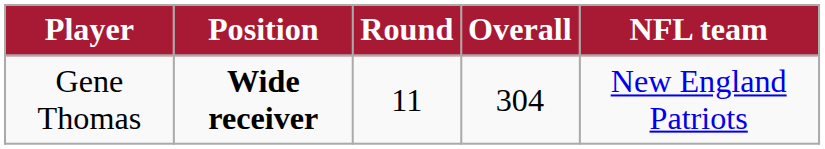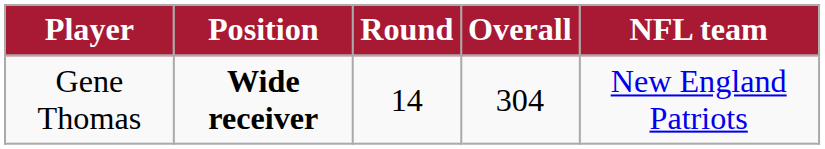(407, 99) 11 -> (407, 99) 14
